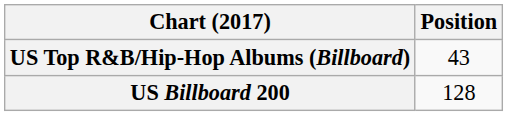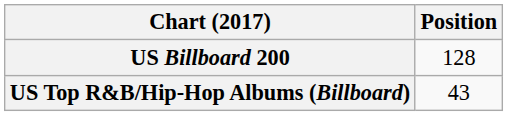rows swapped: (210, 92) <-> (210, 57)
